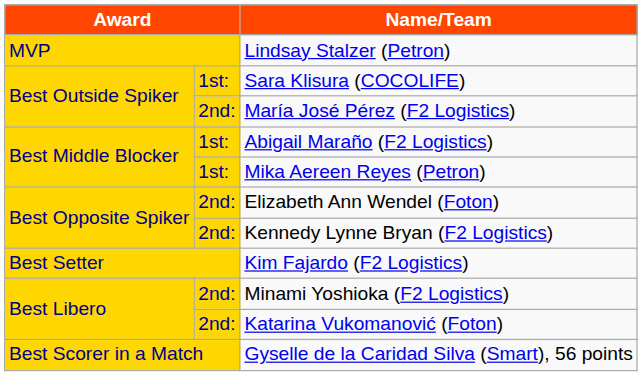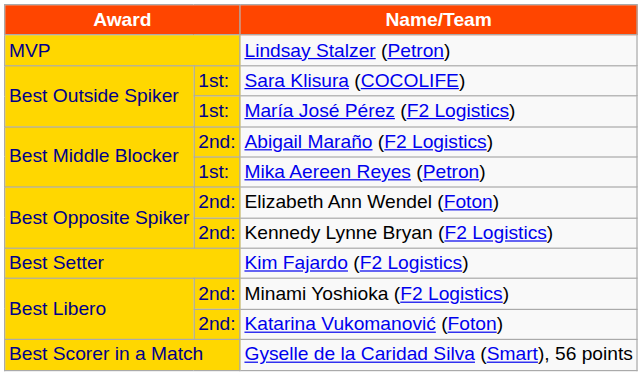(217, 111) 2nd: -> (214, 111) 1st:
(214, 141) 1st: -> (217, 141) 2nd:
